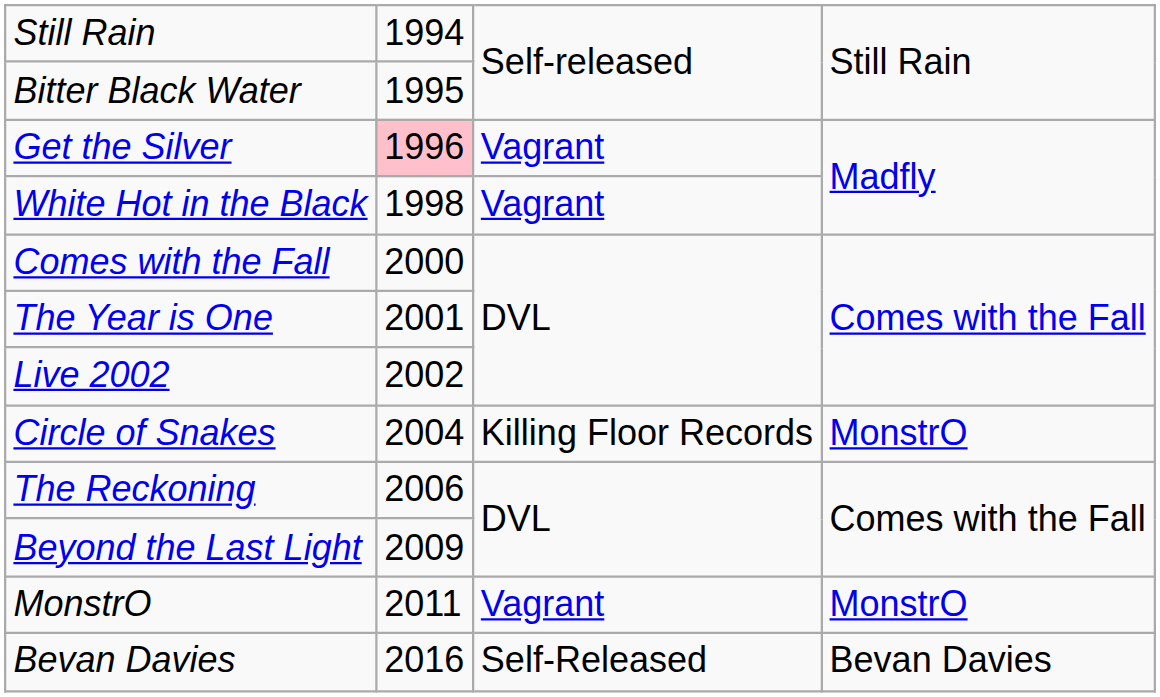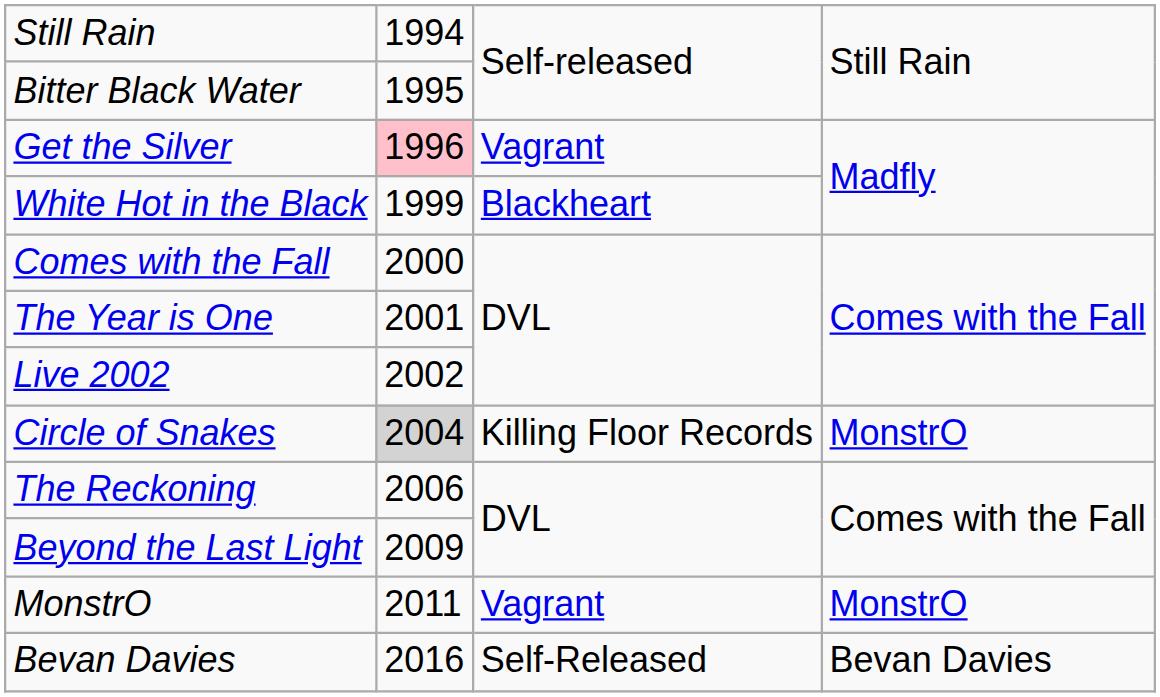(424, 204) 1998 -> (424, 204) 1999
(543, 204) Vagrant -> (566, 204) Blackheart
(424, 432) no background -> (424, 432) lightgrey background
